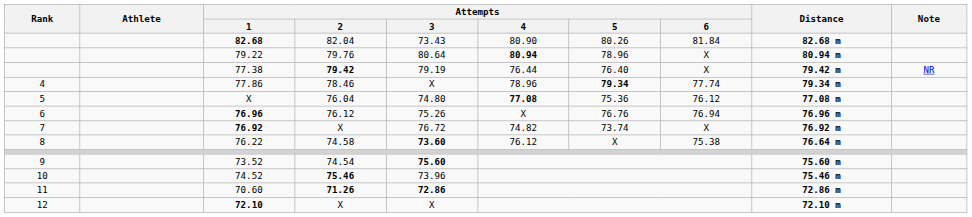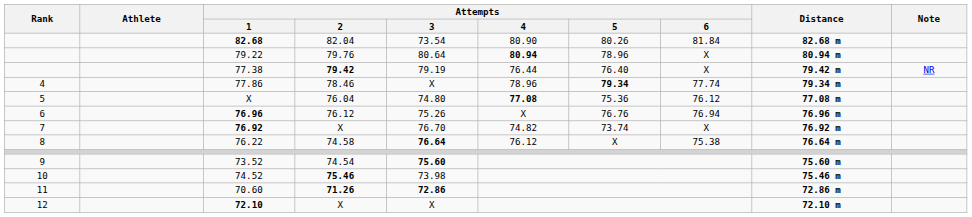(432, 41) 73.43 -> (432, 41) 73.54
(432, 128) 76.72 -> (432, 128) 76.70
(432, 143) 73.60 -> (432, 143) 76.64
(432, 176) 73.96 -> (432, 176) 73.98
